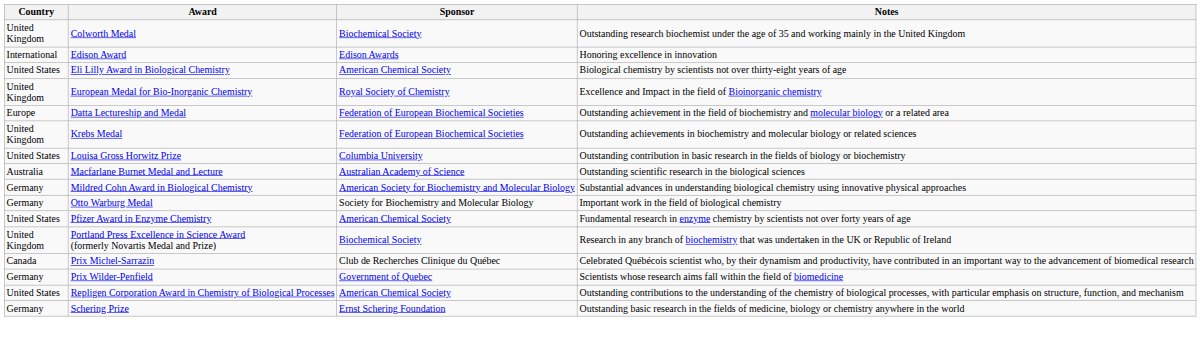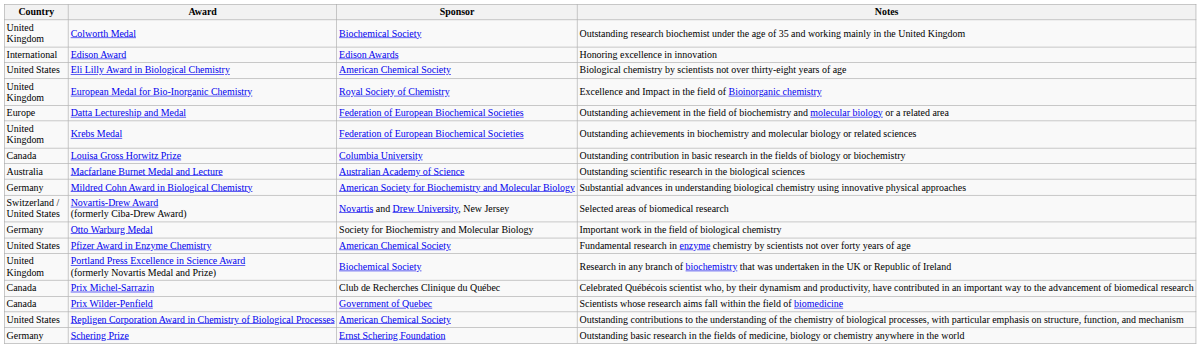(33, 155) United States -> (21, 155) Canada
+ row: (129, 208)
(25, 277) Germany -> (21, 304) Canada
